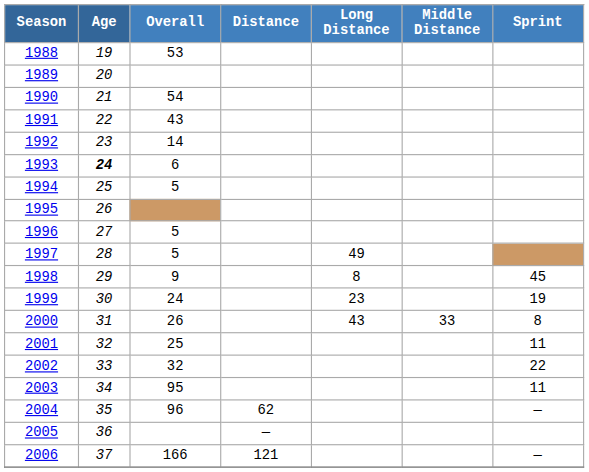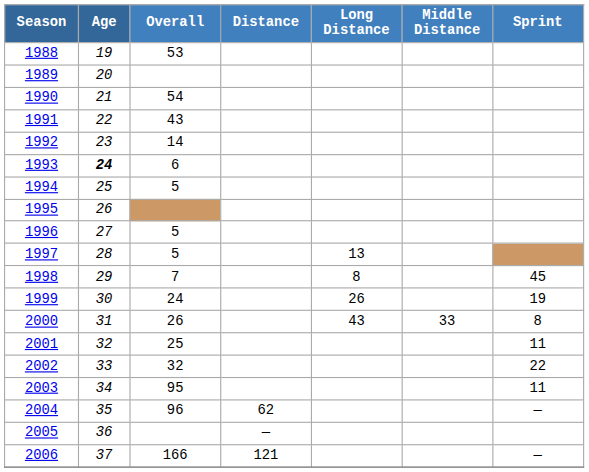(356, 255) 49 -> (356, 255) 13
(175, 277) 9 -> (175, 277) 7
(356, 300) 23 -> (356, 300) 26
